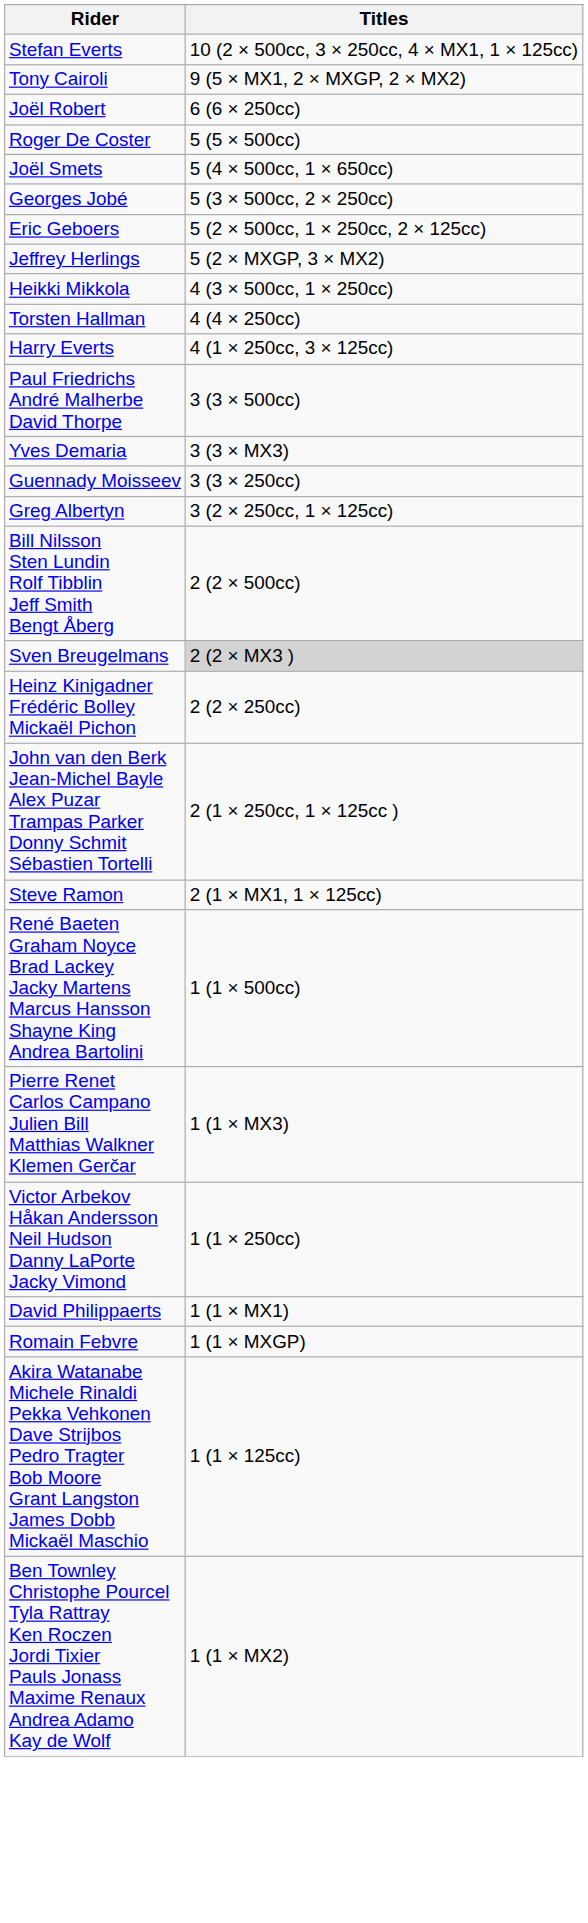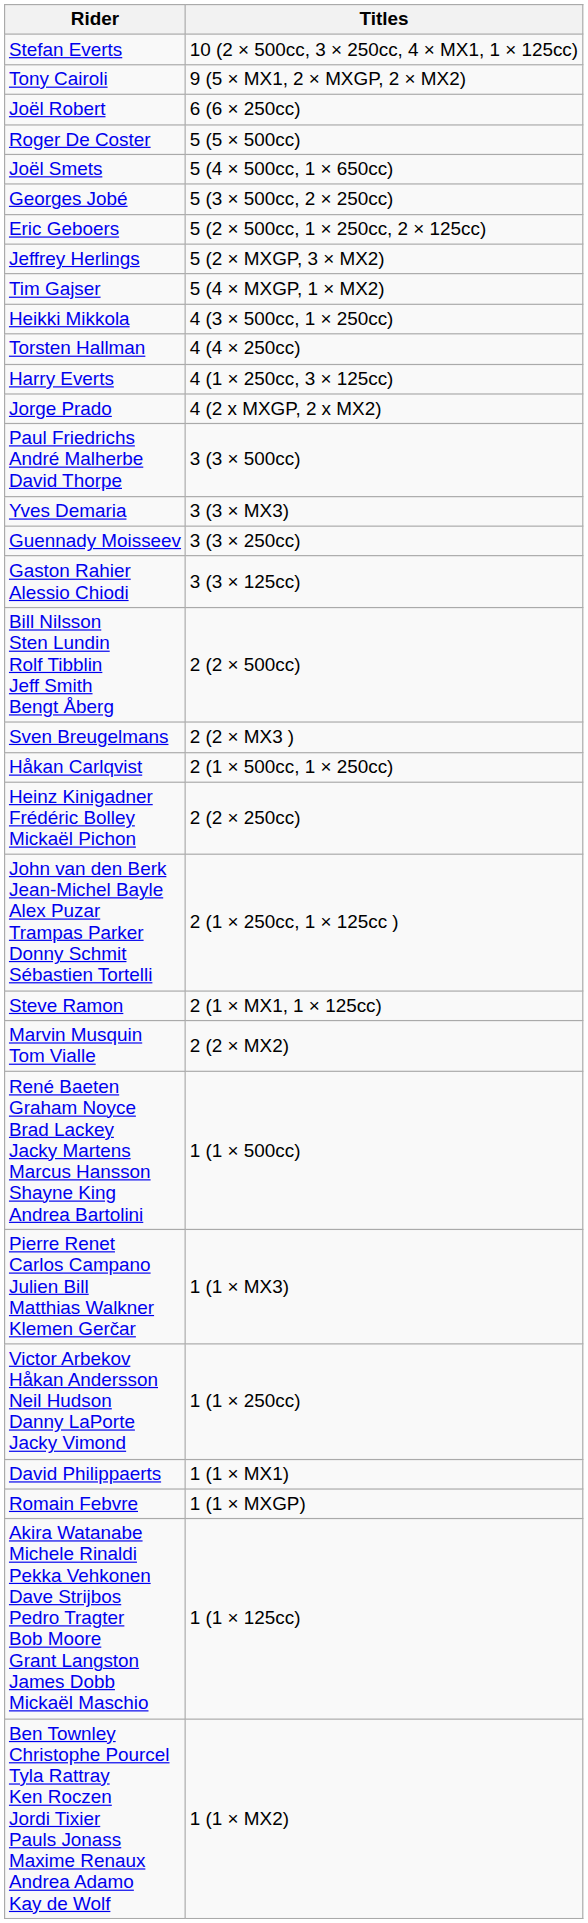+ row: (55, 288)
+ row: (60, 408)
- row: (67, 511)
+ row: (70, 581)
(242, 655) lightgrey background -> (242, 737) no background
+ row: (76, 767)
+ row: (76, 1046)
